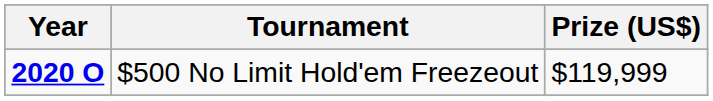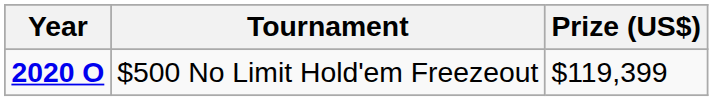(609, 71) $119,999 -> (609, 71) $119,399
